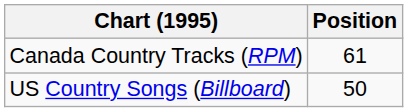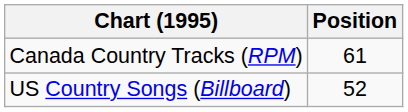(355, 89) 50 -> (355, 89) 52
